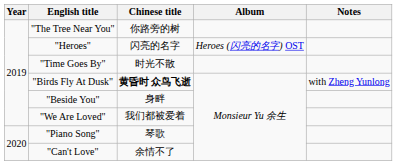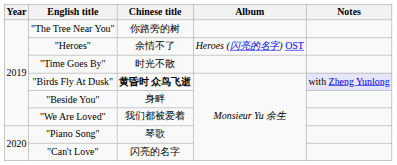(155, 46) 闪亮的名字 -> (155, 46) 余情不了
(349, 81) no background -> (349, 81) lavender background
(155, 151) 余情不了 -> (155, 151) 闪亮的名字
